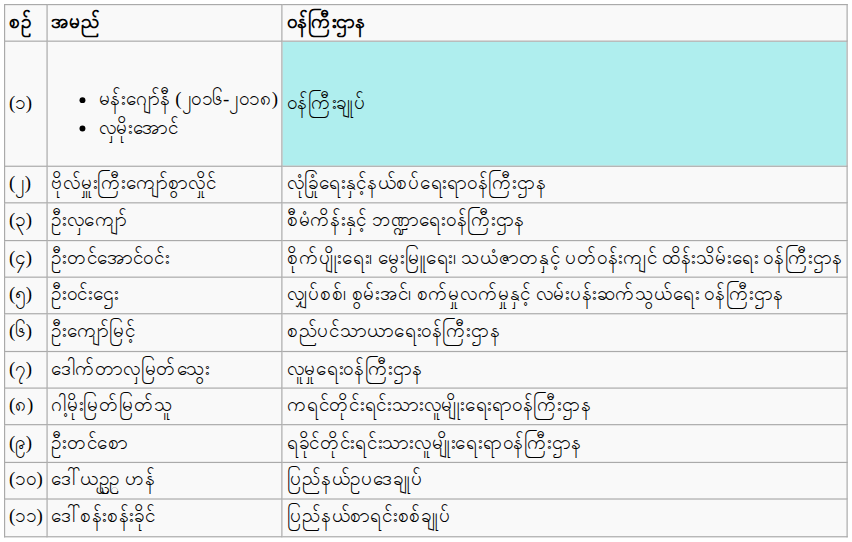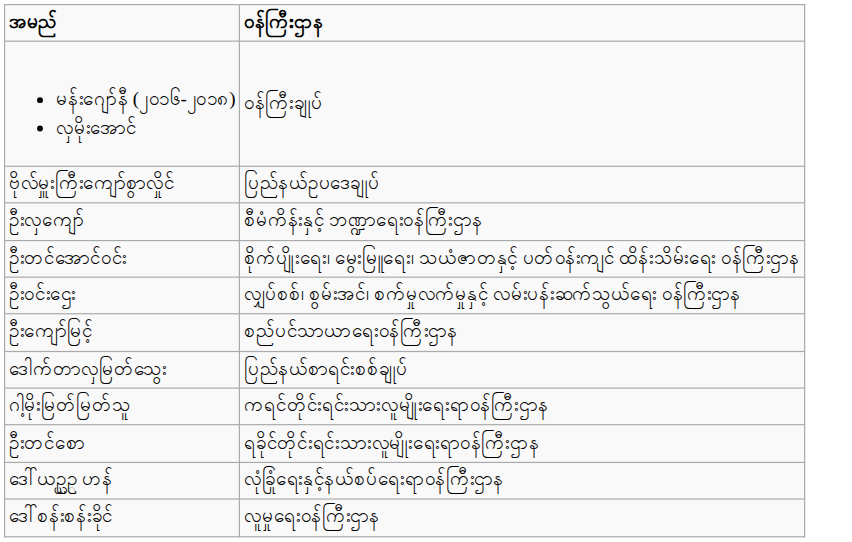- column: (20, 21)
(326, 102) paleturquoise background -> (284, 102) no background
(417, 183) လုံခြုံရေးနှင့်နယ်စပ်ရေးရာဝန်ကြီးဌာန -> (312, 183) ပြည်နယ်ဥပဒေချုပ်
(355, 368) လူမှုရေးဝန်ကြီးဌာန -> (326, 368) ပြည်နယ်စာရင်းစစ်ချုပ်
(355, 479) ပြည်နယ်ဥပဒေချုပ် -> (374, 479) လုံခြုံရေးနှင့်နယ်စပ်ရေးရာဝန်ကြီးဌာန
(369, 516) ပြည်နယ်စာရင်းစစ်ချုပ် -> (312, 516) လူမှုရေးဝန်ကြီးဌာန
